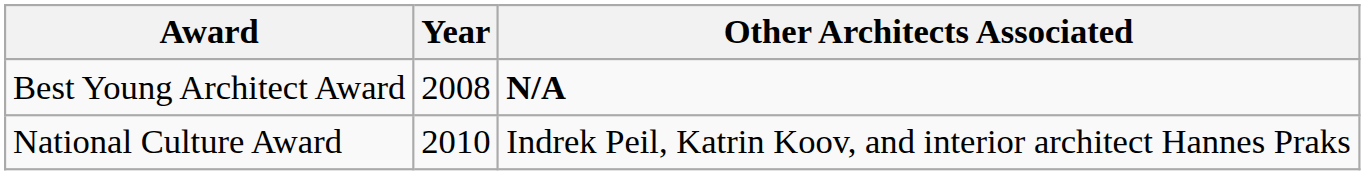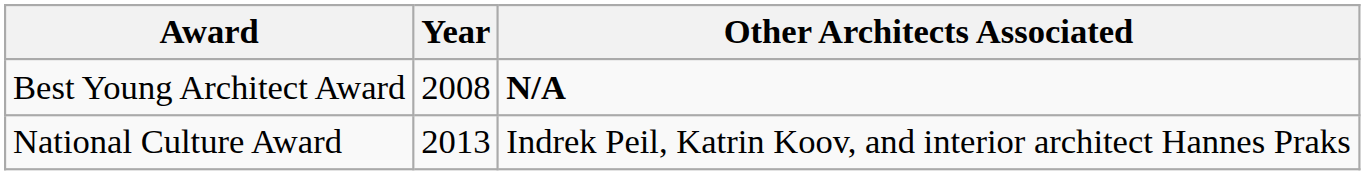(456, 141) 2010 -> (456, 141) 2013
